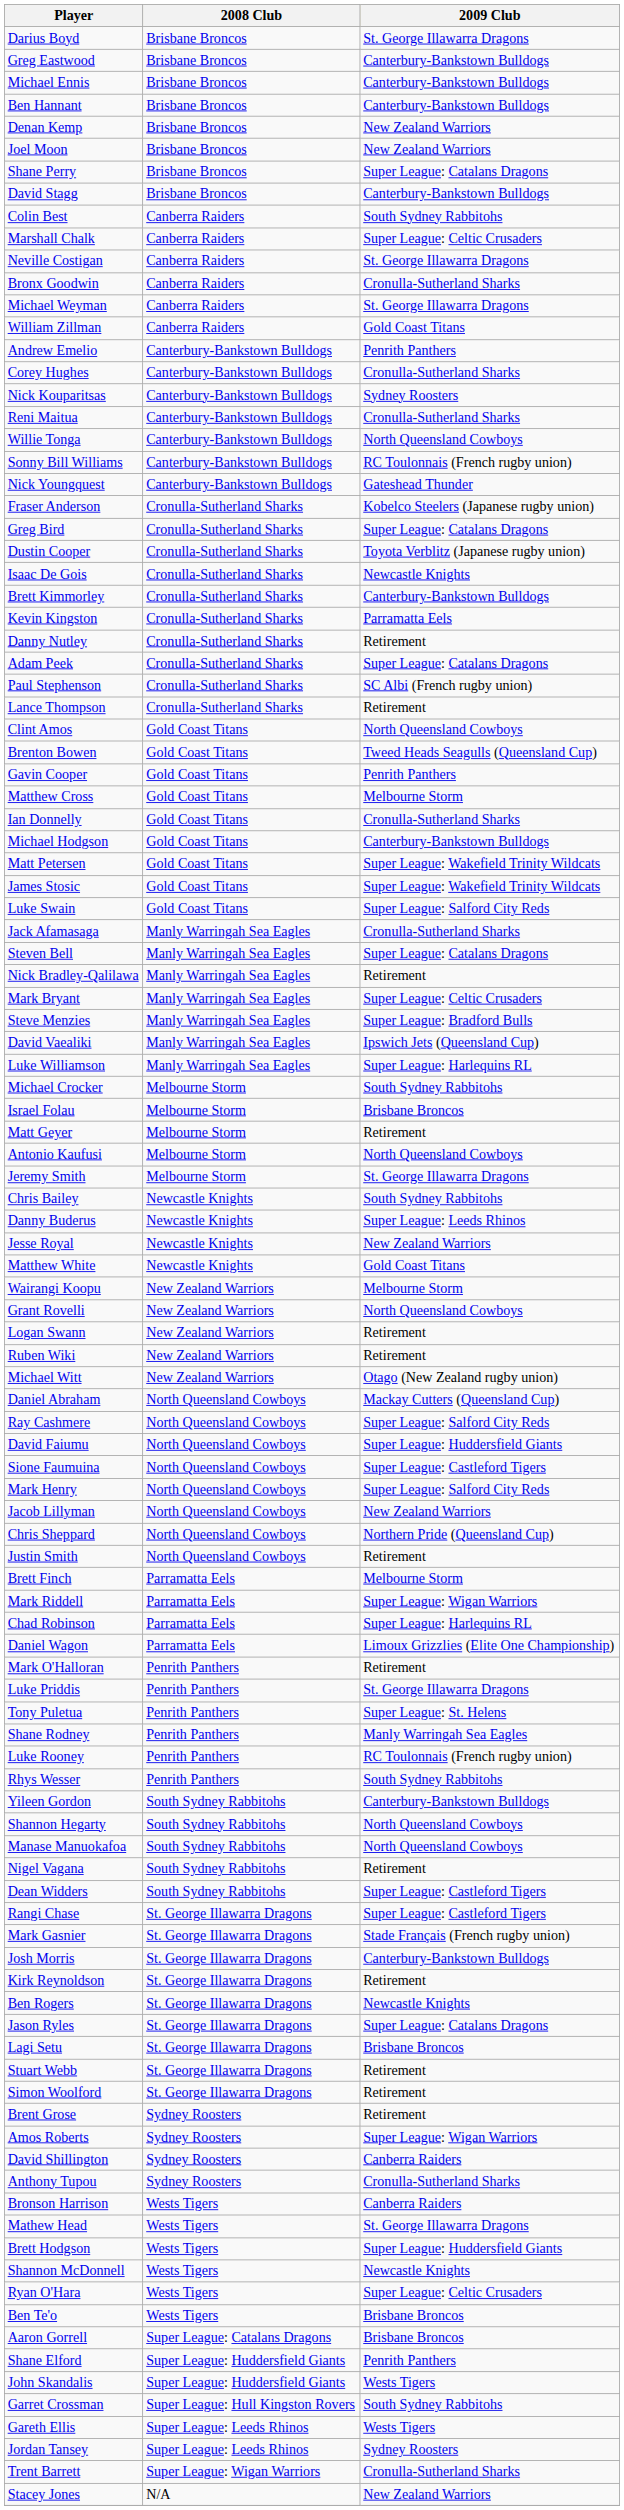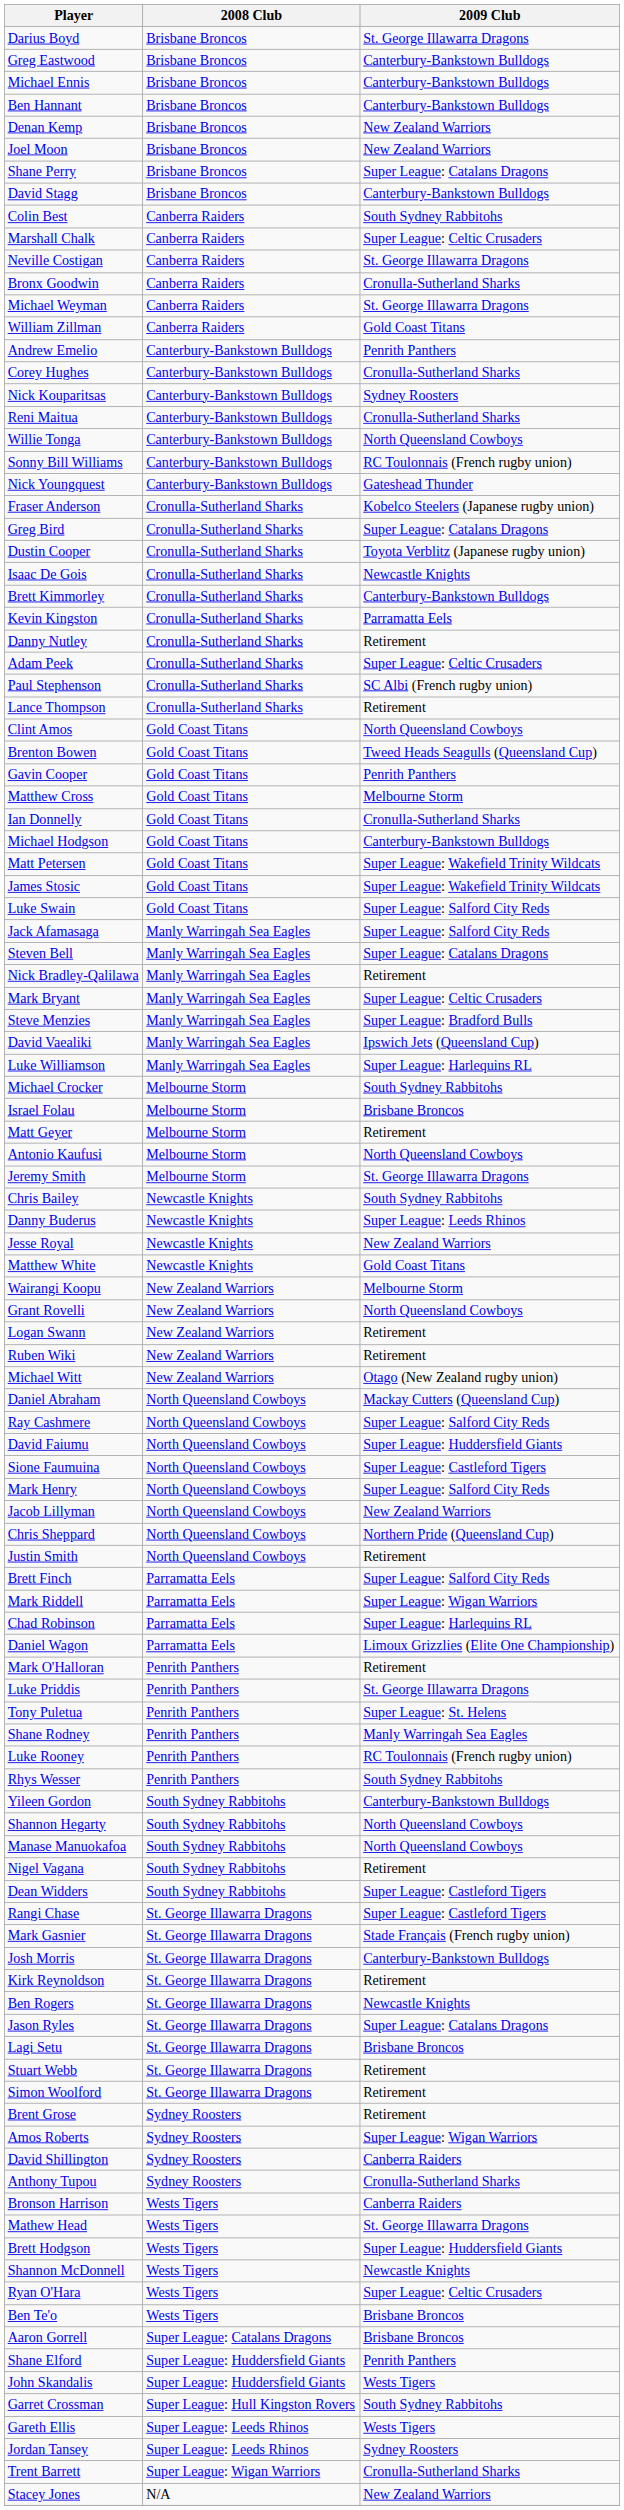(456, 663) Super League: Catalans Dragons -> (453, 663) Super League: Celtic Crusaders
(442, 931) Cronulla-Sutherland Sharks -> (456, 931) Super League: Salford City Reds
(413, 1578) Melbourne Storm -> (456, 1578) Super League: Salford City Reds
